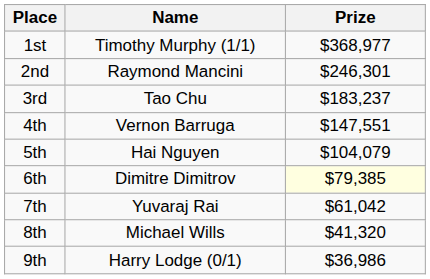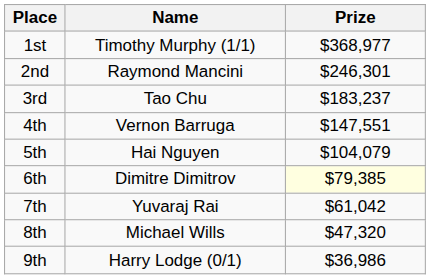(355, 233) $41,320 -> (355, 233) $47,320
